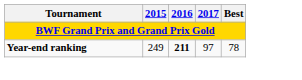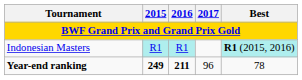+ row: (48, 48)
(156, 48) normal -> (156, 66) bold
(208, 48) 97 -> (208, 66) 96
